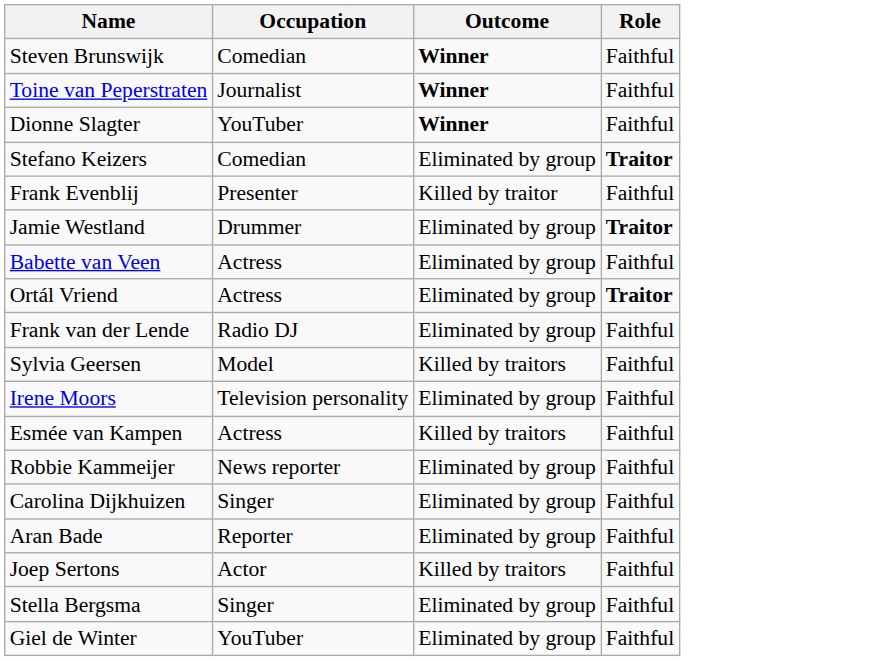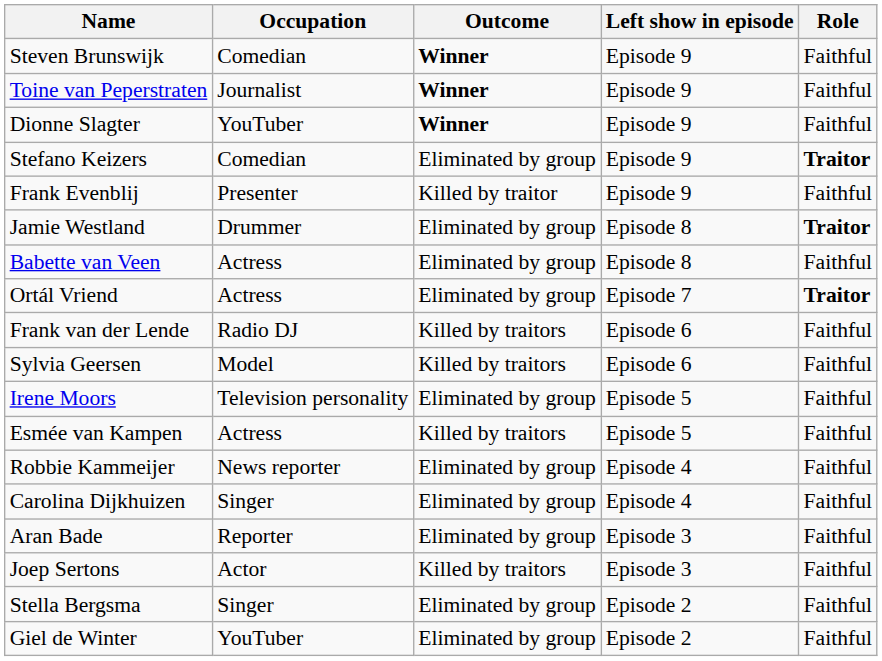+ column: (700, 21)
(507, 329) Eliminated by group -> (492, 329) Killed by traitors
